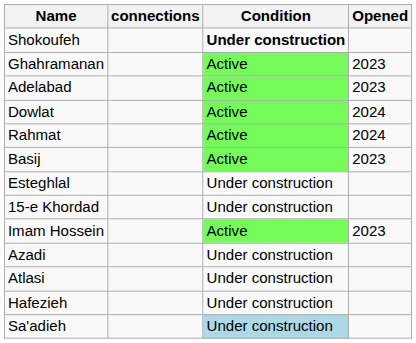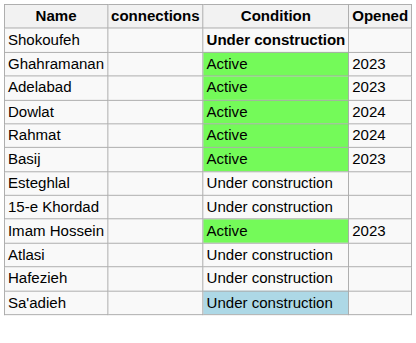- row: (27, 254)
